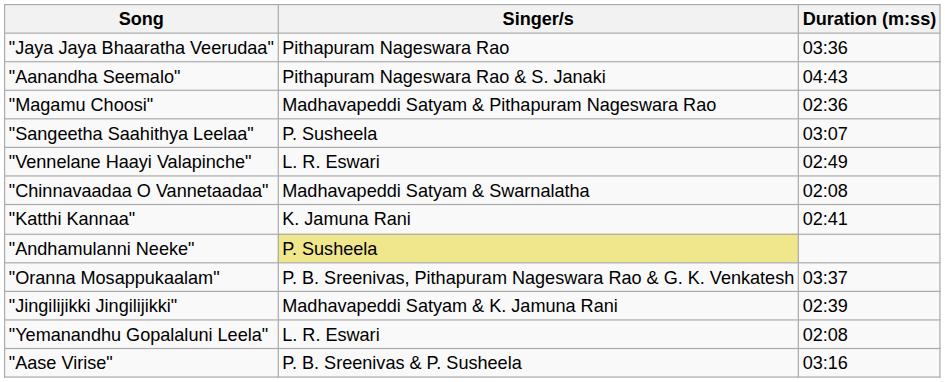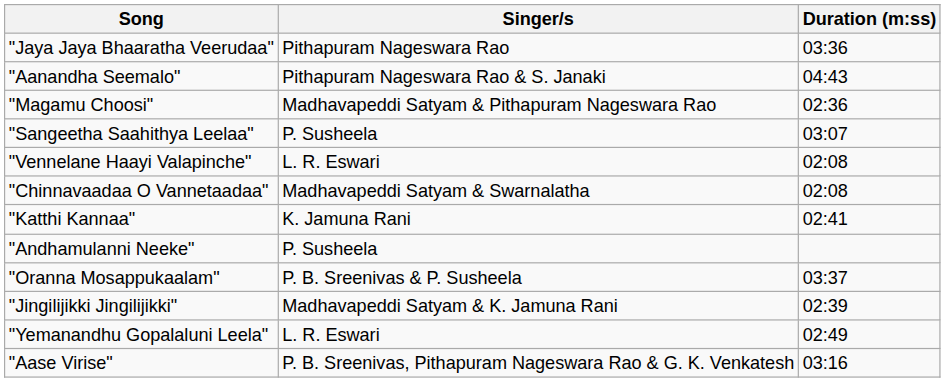(825, 162) 02:49 -> (825, 162) 02:08
(330, 248) khaki background -> (330, 248) no background
(538, 277) P. B. Sreenivas, Pithapuram Nageswara Rao & G. K. Venkatesh -> (402, 277) P. B. Sreenivas & P. Susheela
(825, 334) 02:08 -> (825, 334) 02:49
(402, 363) P. B. Sreenivas & P. Susheela -> (538, 363) P. B. Sreenivas, Pithapuram Nageswara Rao & G. K. Venkatesh
